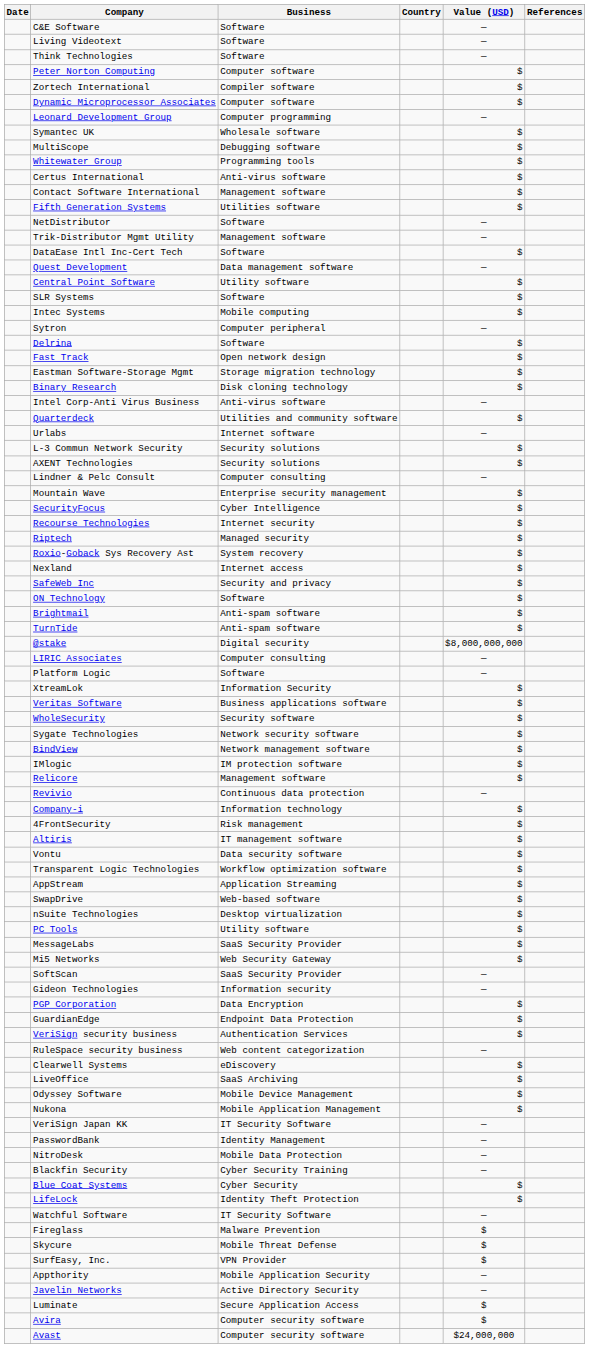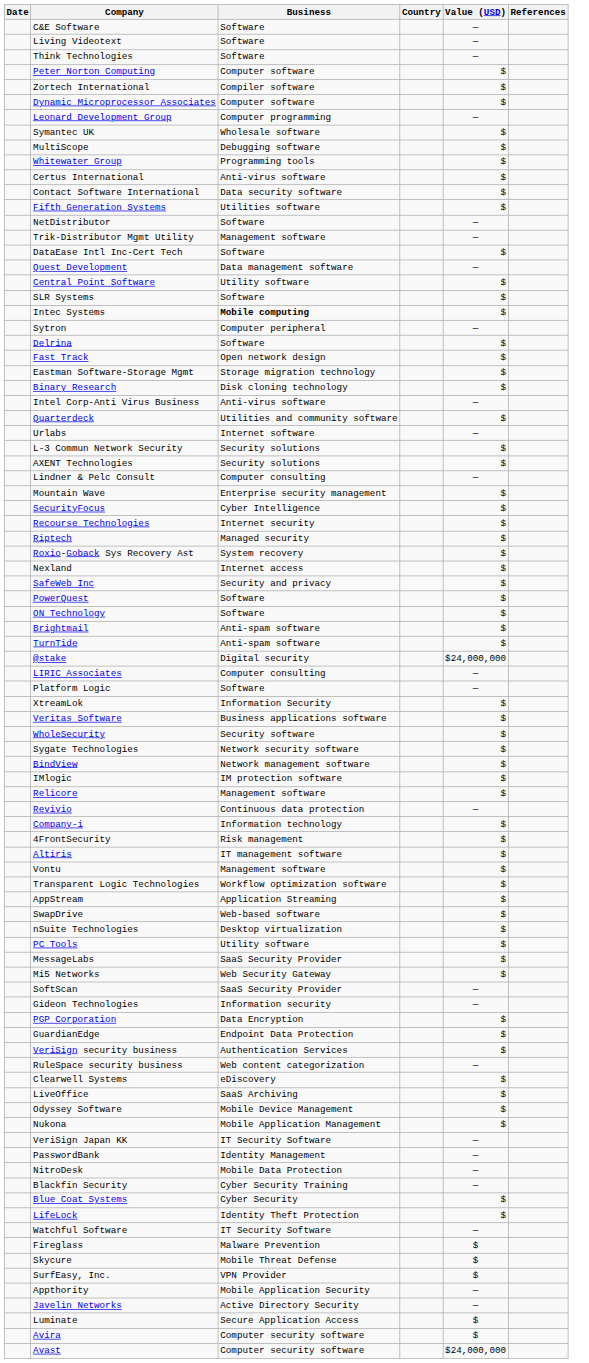(273, 192) Management software -> (281, 192) Data security software
(265, 313) normal -> (265, 313) bold
+ row: (61, 599)
(484, 644) $8,000,000,000 -> (476, 659) $24,000,000
(281, 854) Data security software -> (273, 869) Management software
